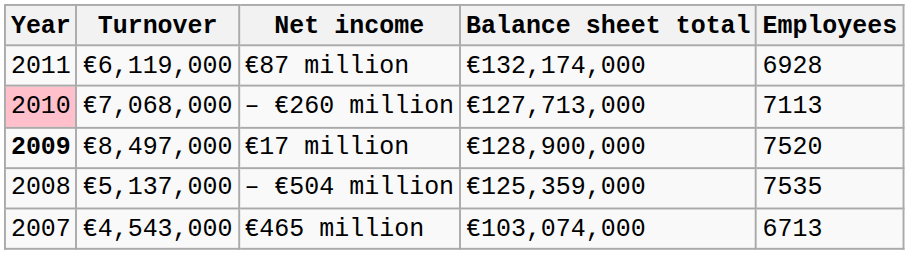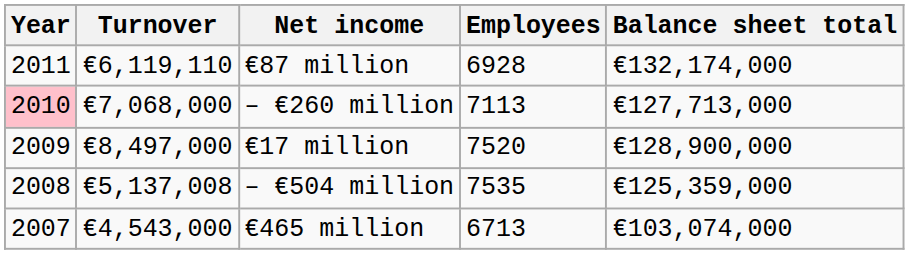columns swapped: (608, 25) <-> (830, 25)
(158, 66) €6,119,000 -> (158, 66) €6,119,110
(41, 147) bold -> (41, 147) normal
(158, 188) €5,137,000 -> (158, 188) €5,137,008
